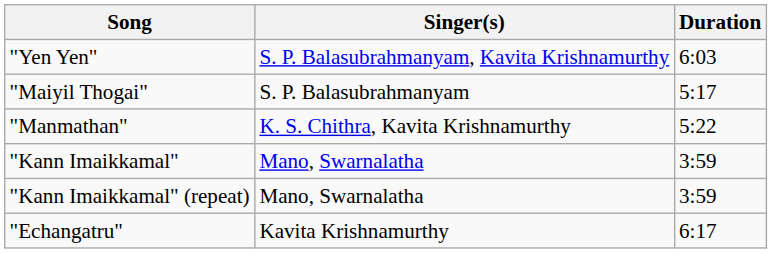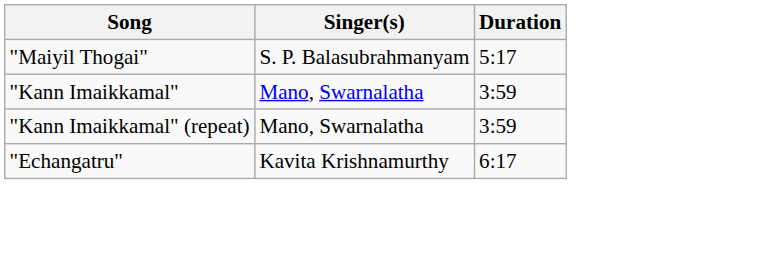- row: (54, 56)
- row: (69, 126)
